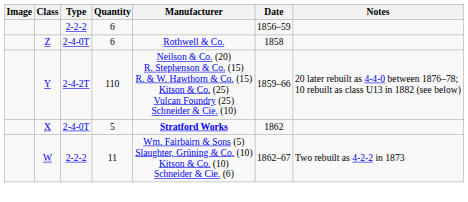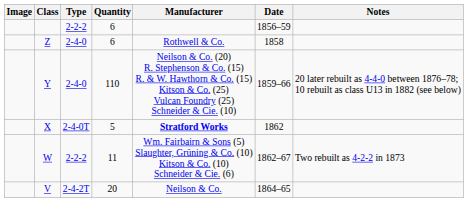(76, 42) 2-4-0T -> (76, 42) 2-4-0
(76, 84) 2-4-2T -> (76, 84) 2-4-0
+ row: (47, 189)
